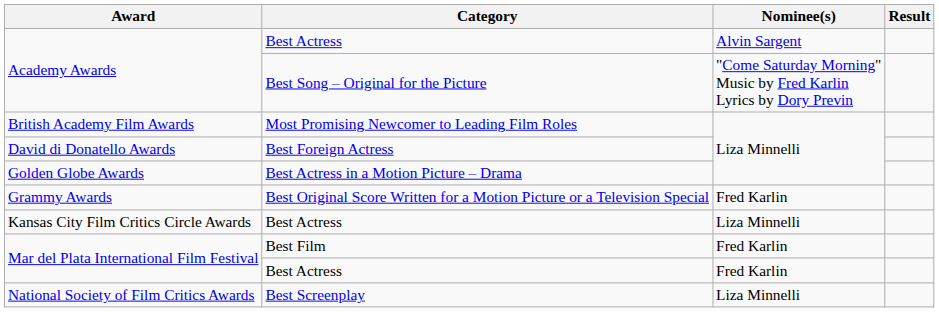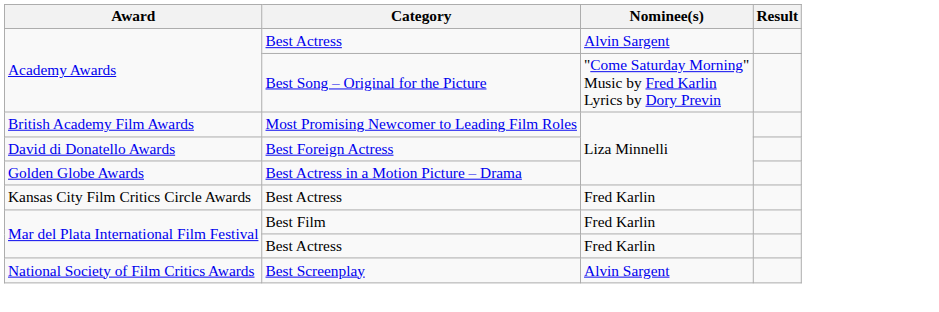- row: (60, 197)
(758, 221) Liza Minnelli -> (620, 197) Fred Karlin
(758, 294) Liza Minnelli -> (627, 270) Alvin Sargent
